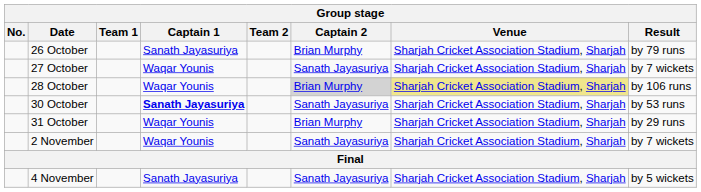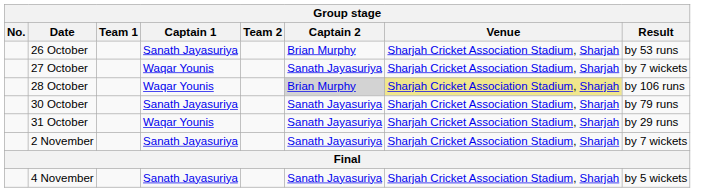(658, 50) by 79 runs -> (651, 50) by 53 runs
(194, 104) bold -> (190, 104) normal
(658, 104) by 53 runs -> (651, 104) by 79 runs
(328, 123) Brian Murphy -> (335, 123) Sanath Jayasuriya
(178, 141) Waqar Younis -> (190, 141) Sanath Jayasuriya
